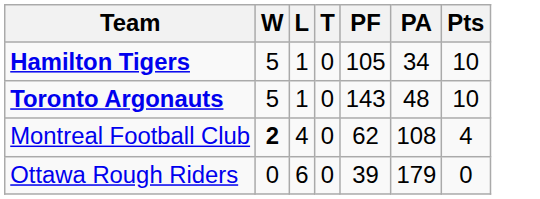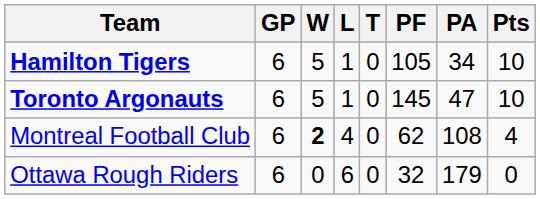+ column: (278, 23)
(366, 99) 143 -> (411, 99) 145
(416, 99) 48 -> (462, 99) 47
(366, 174) 39 -> (411, 174) 32
